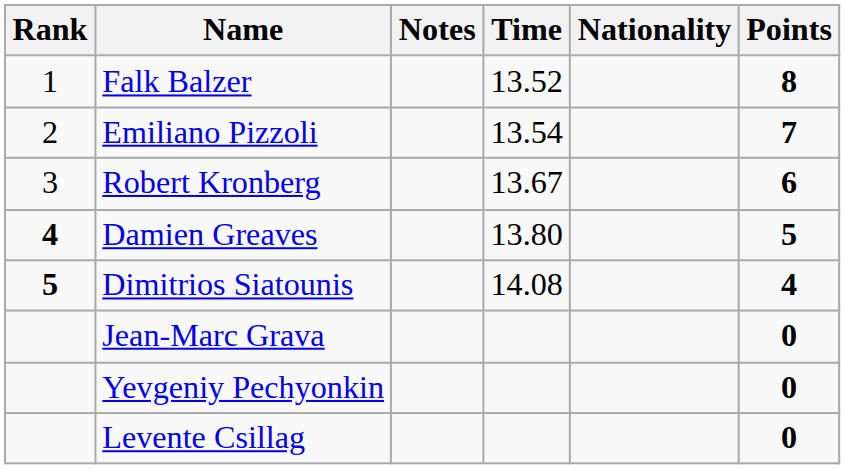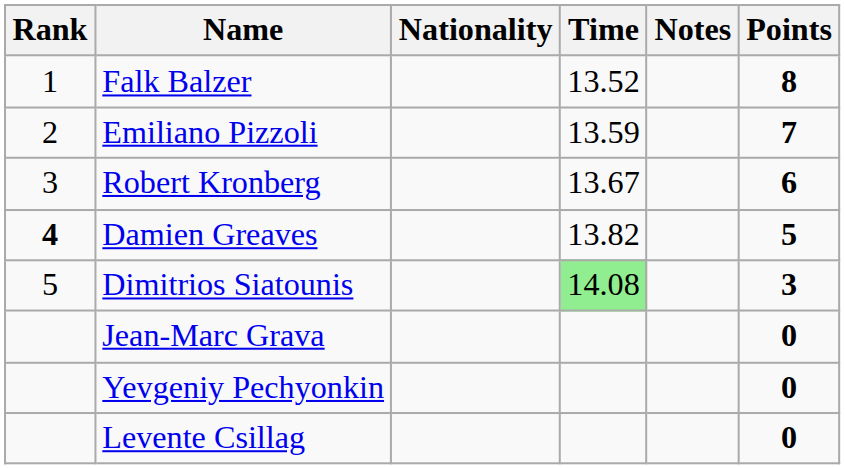columns swapped: (655, 30) <-> (437, 30)
(527, 132) 13.54 -> (604, 132) 13.59
(527, 234) 13.80 -> (604, 234) 13.82
(50, 285) bold -> (50, 285) normal
(527, 285) no background -> (604, 285) lightgreen background
(789, 285) 4 -> (789, 285) 3
